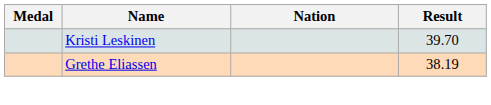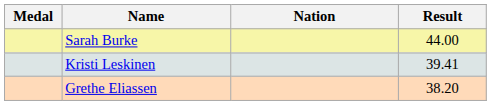+ row: (101, 40)
(442, 40) 39.70 -> (442, 64) 39.41
(442, 64) 38.19 -> (442, 88) 38.20
